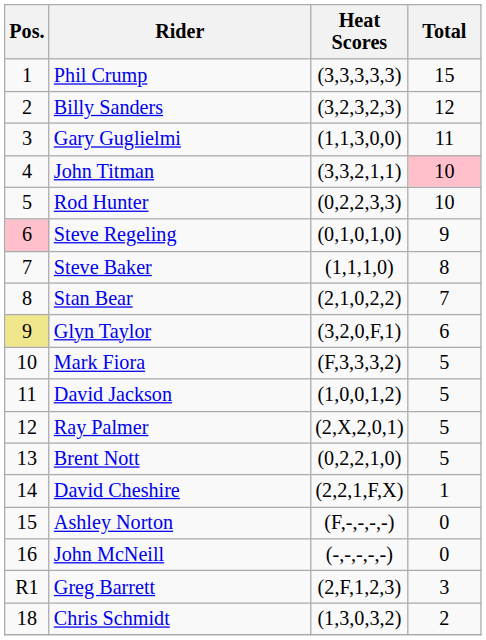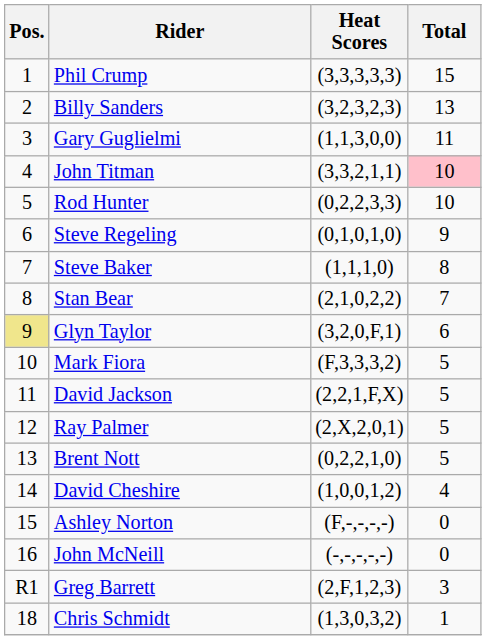(444, 107) 12 -> (444, 107) 13
(27, 235) pink background -> (27, 235) no background
(359, 394) (1,0,0,1,2) -> (359, 394) (2,2,1,F,X)
(359, 490) (2,2,1,F,X) -> (359, 490) (1,0,0,1,2)
(444, 490) 1 -> (444, 490) 4
(444, 618) 2 -> (444, 618) 1
